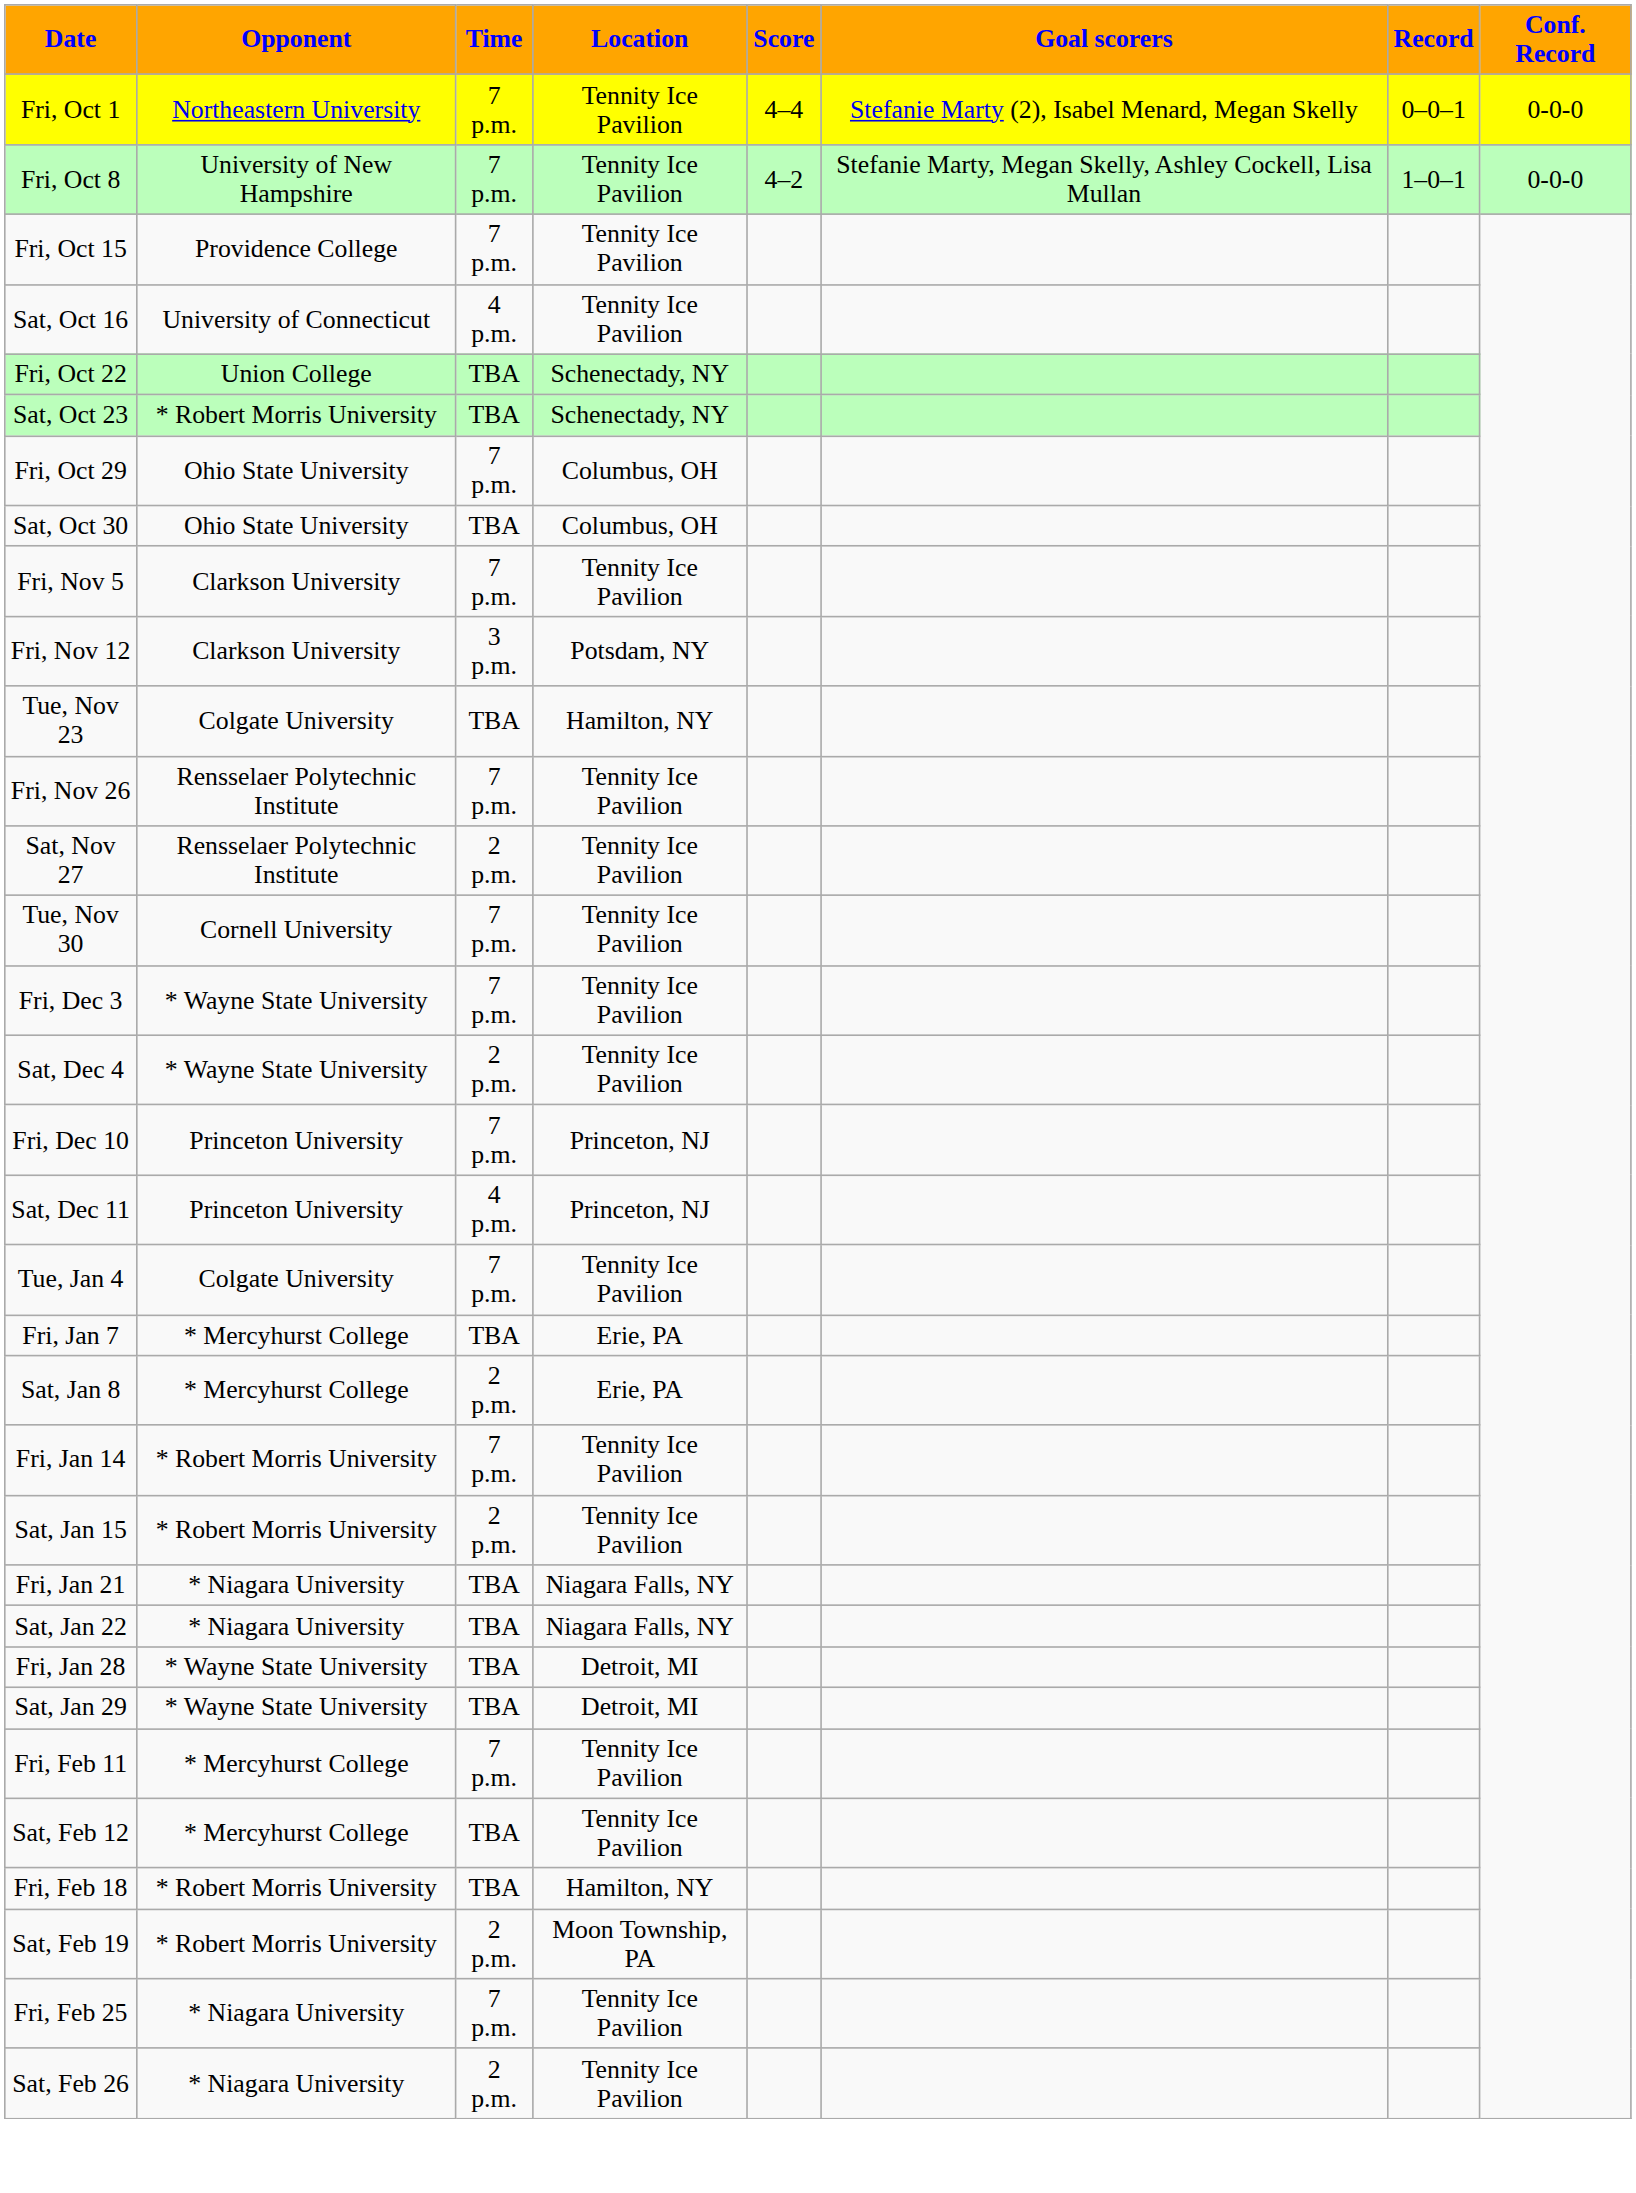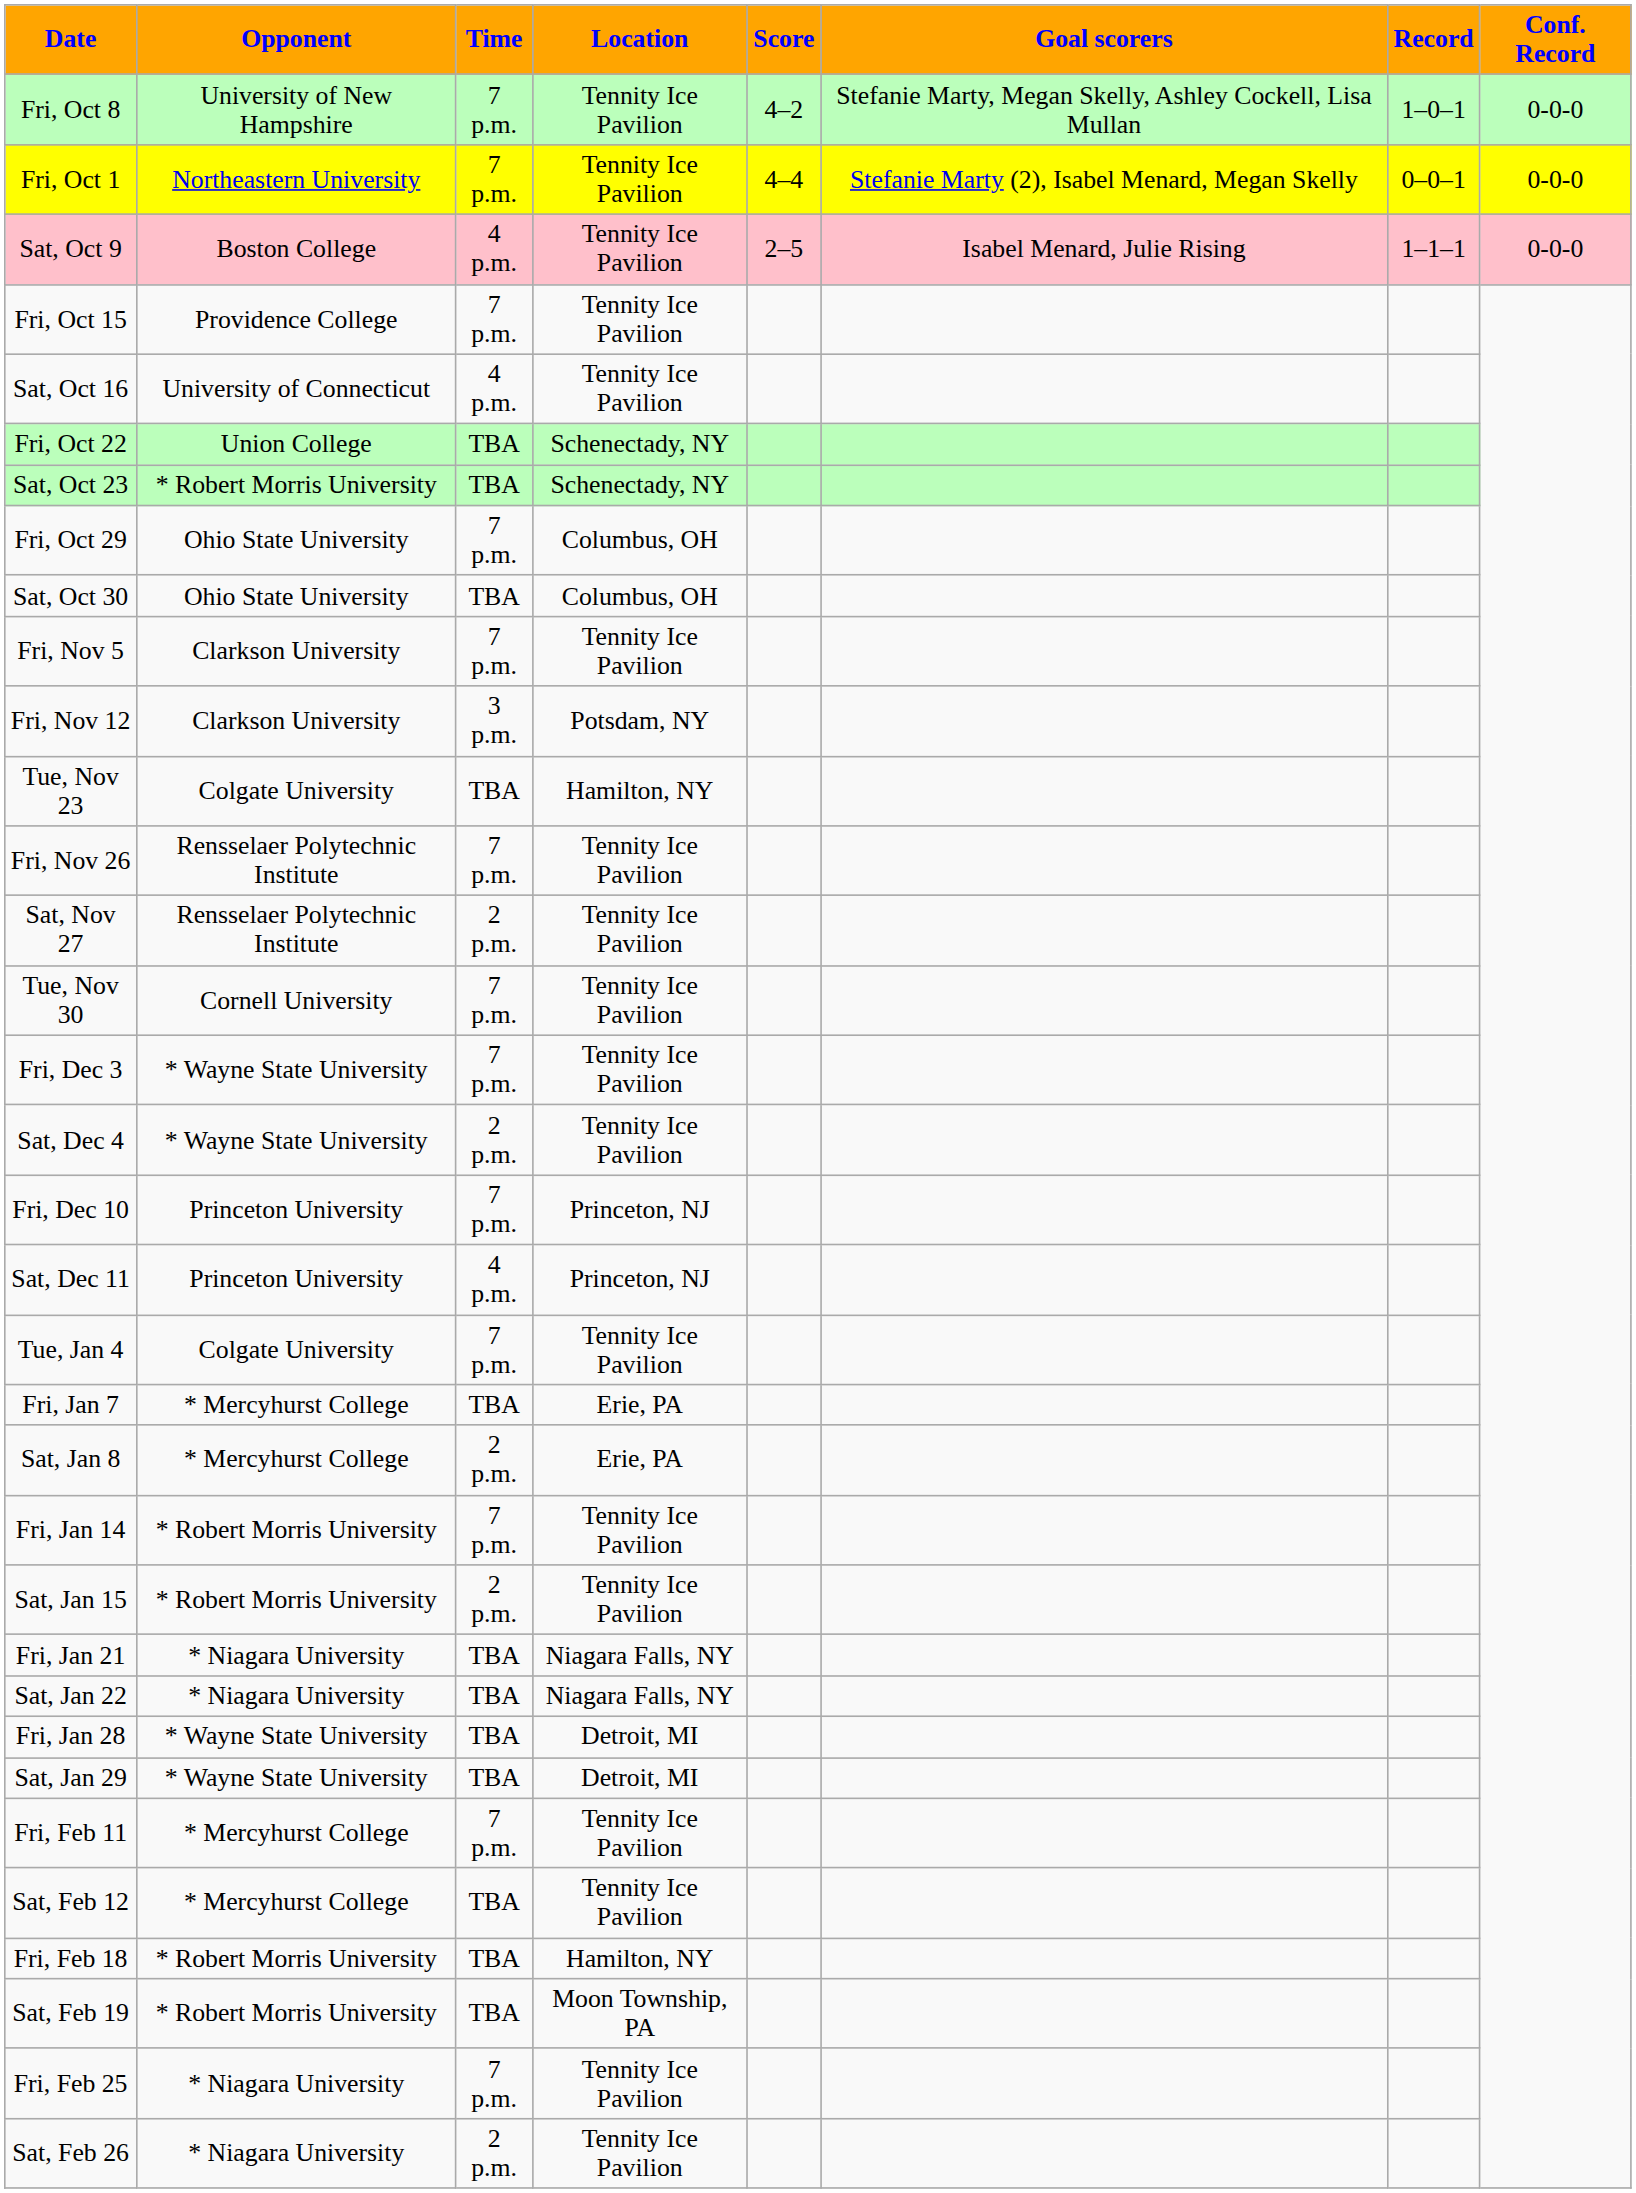rows swapped: (71, 109) <-> (71, 179)
+ row: (71, 248)
(494, 1943) 2 p.m. -> (494, 2013) TBA
